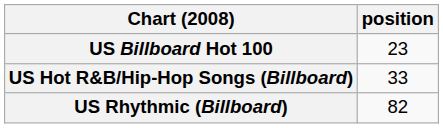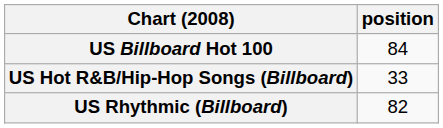(398, 48) 23 -> (398, 48) 84
